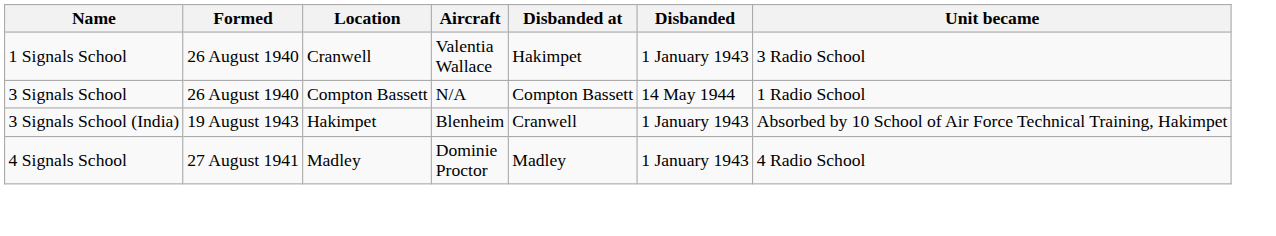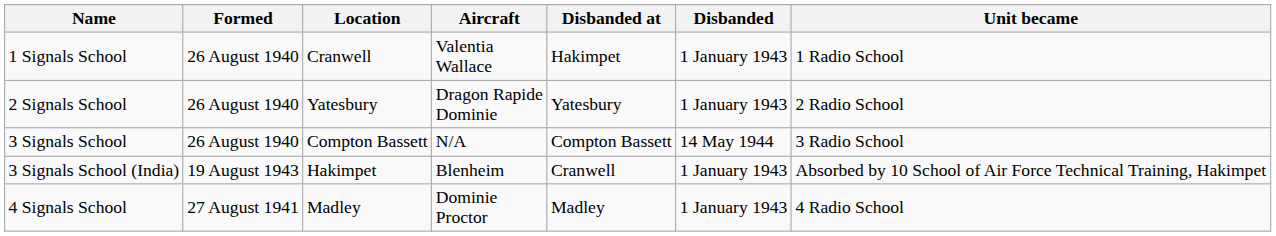(811, 56) 3 Radio School -> (850, 56) 1 Radio School
+ row: (68, 103)
(811, 94) 1 Radio School -> (850, 141) 3 Radio School
